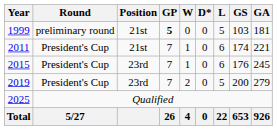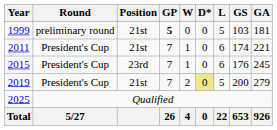(138, 82) 23rd -> (138, 82) 21st
(205, 82) no background -> (205, 82) khaki background
